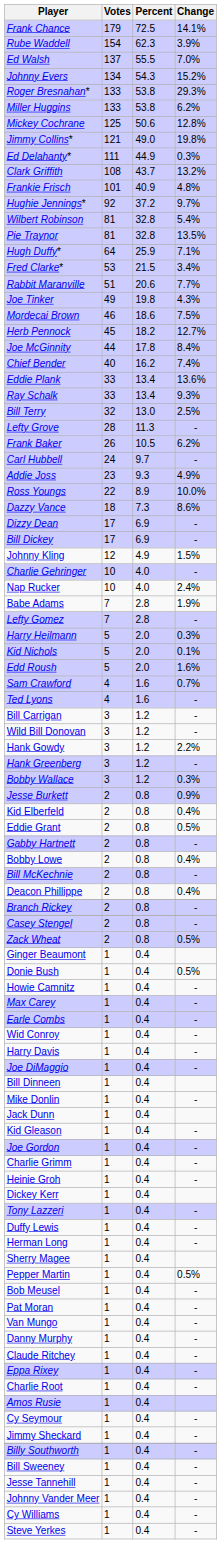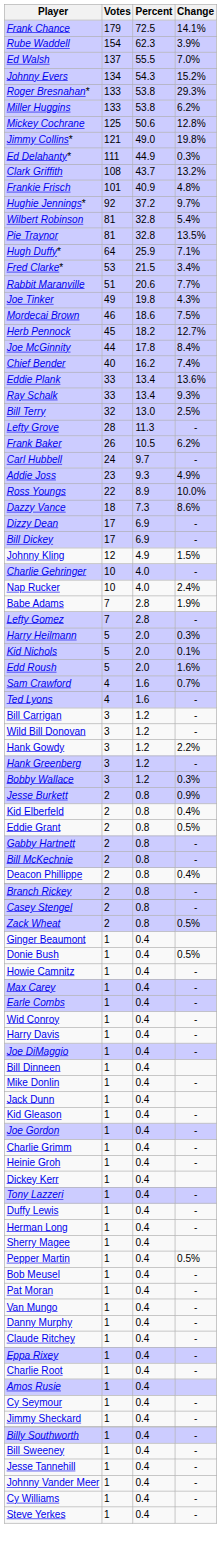- row: (34, 859)
